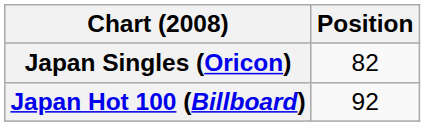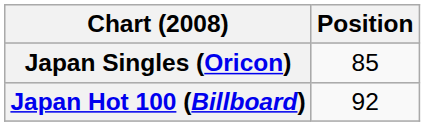(365, 62) 82 -> (365, 62) 85
